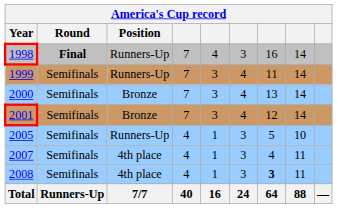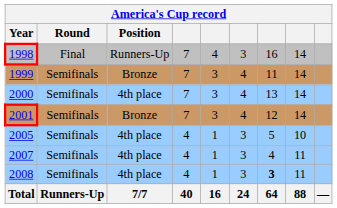(73, 54) bold -> (73, 54) normal
(140, 74) Runners-Up -> (140, 74) Bronze
(140, 94) Bronze -> (140, 94) 4th place
(140, 135) Runners-Up -> (140, 135) 4th place
